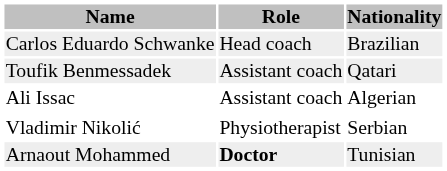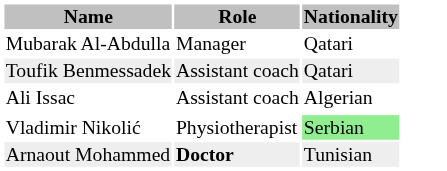- row: (110, 43)
+ row: (88, 43)
(377, 127) no background -> (334, 127) lightgreen background
